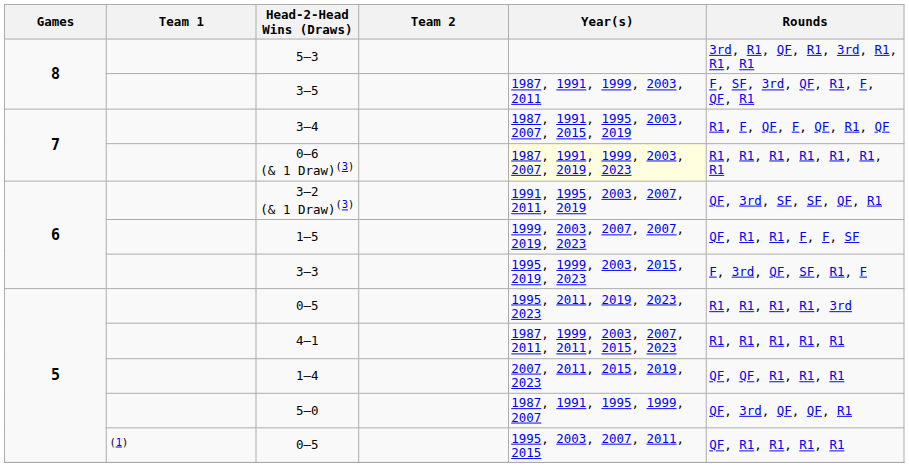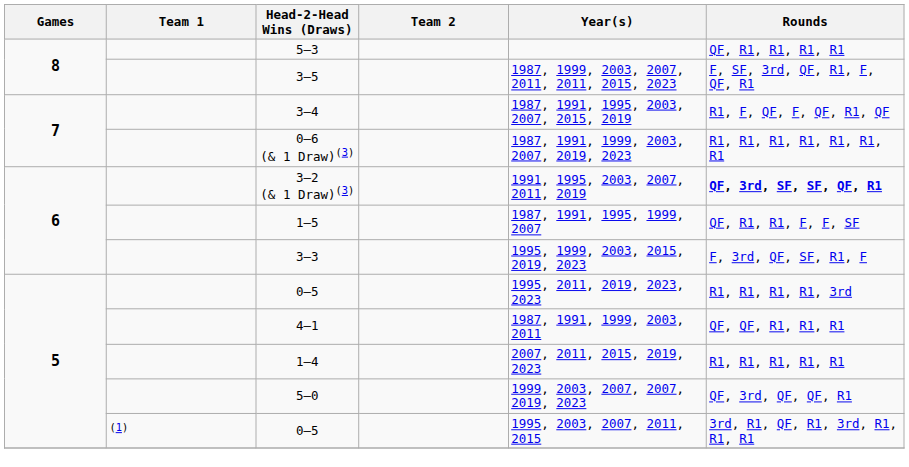(803, 57) 3rd, R1, QF, R1, 3rd, R1, R1, R1 -> (777, 49) QF, R1, R1, R1, R1
(598, 91) 1987, 1991, 1999, 2003, 2011 -> (598, 77) 1987, 1999, 2003, 2007, 2011, 2011, 2015, 2023
(598, 162) lightyellow background -> (598, 148) no background
(796, 200) normal -> (796, 186) bold
(598, 237) 1999, 2003, 2007, 2007, 2019, 2023 -> (598, 222) 1987, 1991, 1995, 1999, 2007
(598, 341) 1987, 1999, 2003, 2007, 2011, 2011, 2015, 2023 -> (598, 326) 1987, 1991, 1999, 2003, 2011
(777, 341) R1, R1, R1, R1, R1 -> (777, 326) QF, QF, R1, R1, R1
(777, 376) QF, QF, R1, R1, R1 -> (777, 361) R1, R1, R1, R1, R1
(598, 410) 1987, 1991, 1995, 1999, 2007 -> (598, 396) 1999, 2003, 2007, 2007, 2019, 2023
(777, 445) QF, R1, R1, R1, R1 -> (803, 431) 3rd, R1, QF, R1, 3rd, R1, R1, R1
